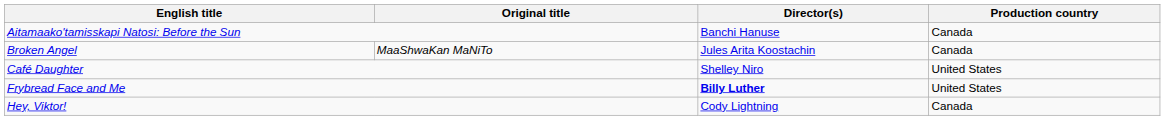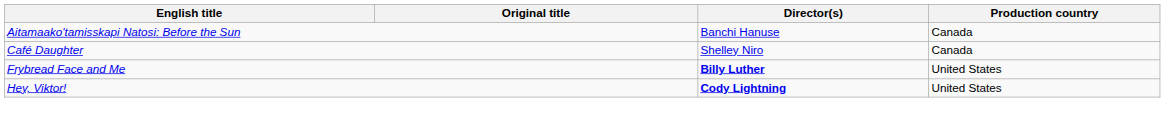- row: (42, 50)
(967, 69) United States -> (952, 50) Canada
(739, 106) normal -> (743, 87) bold
(952, 106) Canada -> (967, 87) United States
